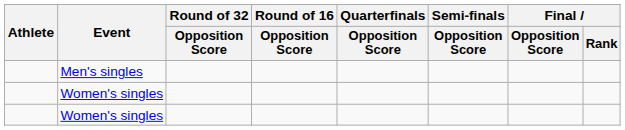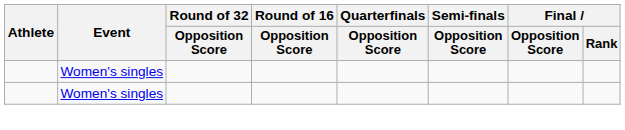- row: (31, 72)
